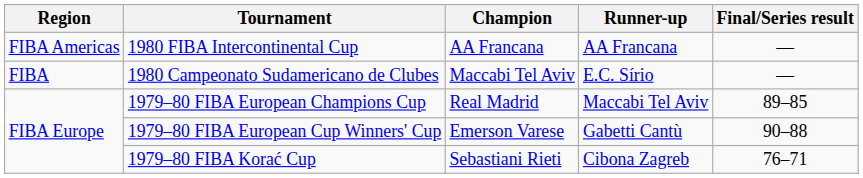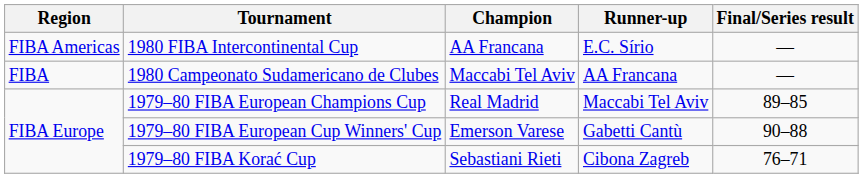(630, 46) AA Francana -> (618, 46) E.C. Sírio
(618, 74) E.C. Sírio -> (630, 74) AA Francana
